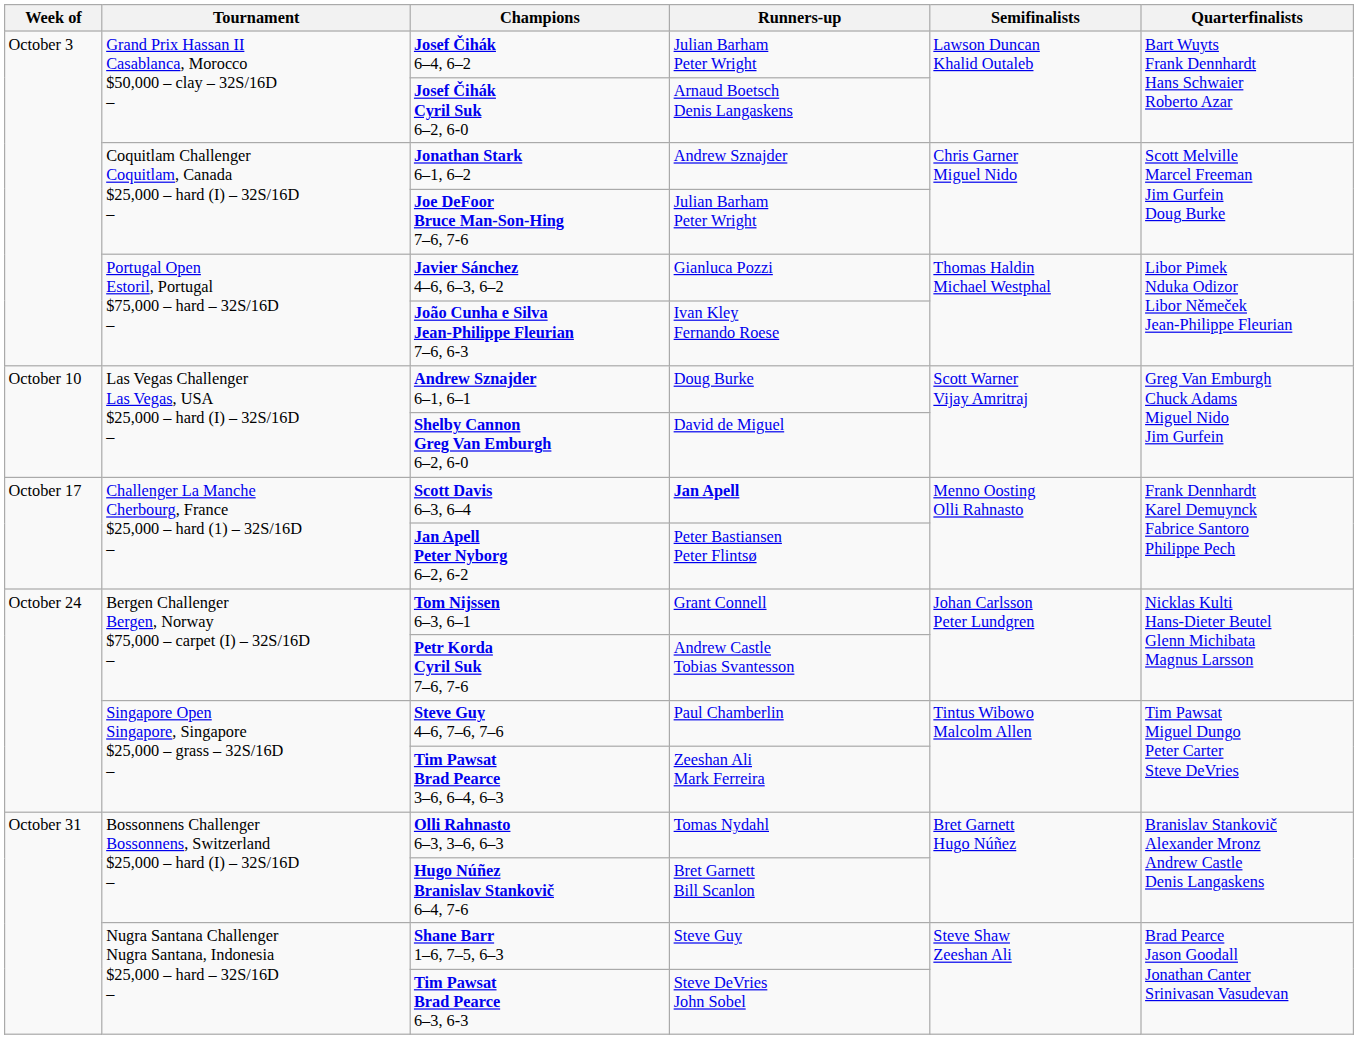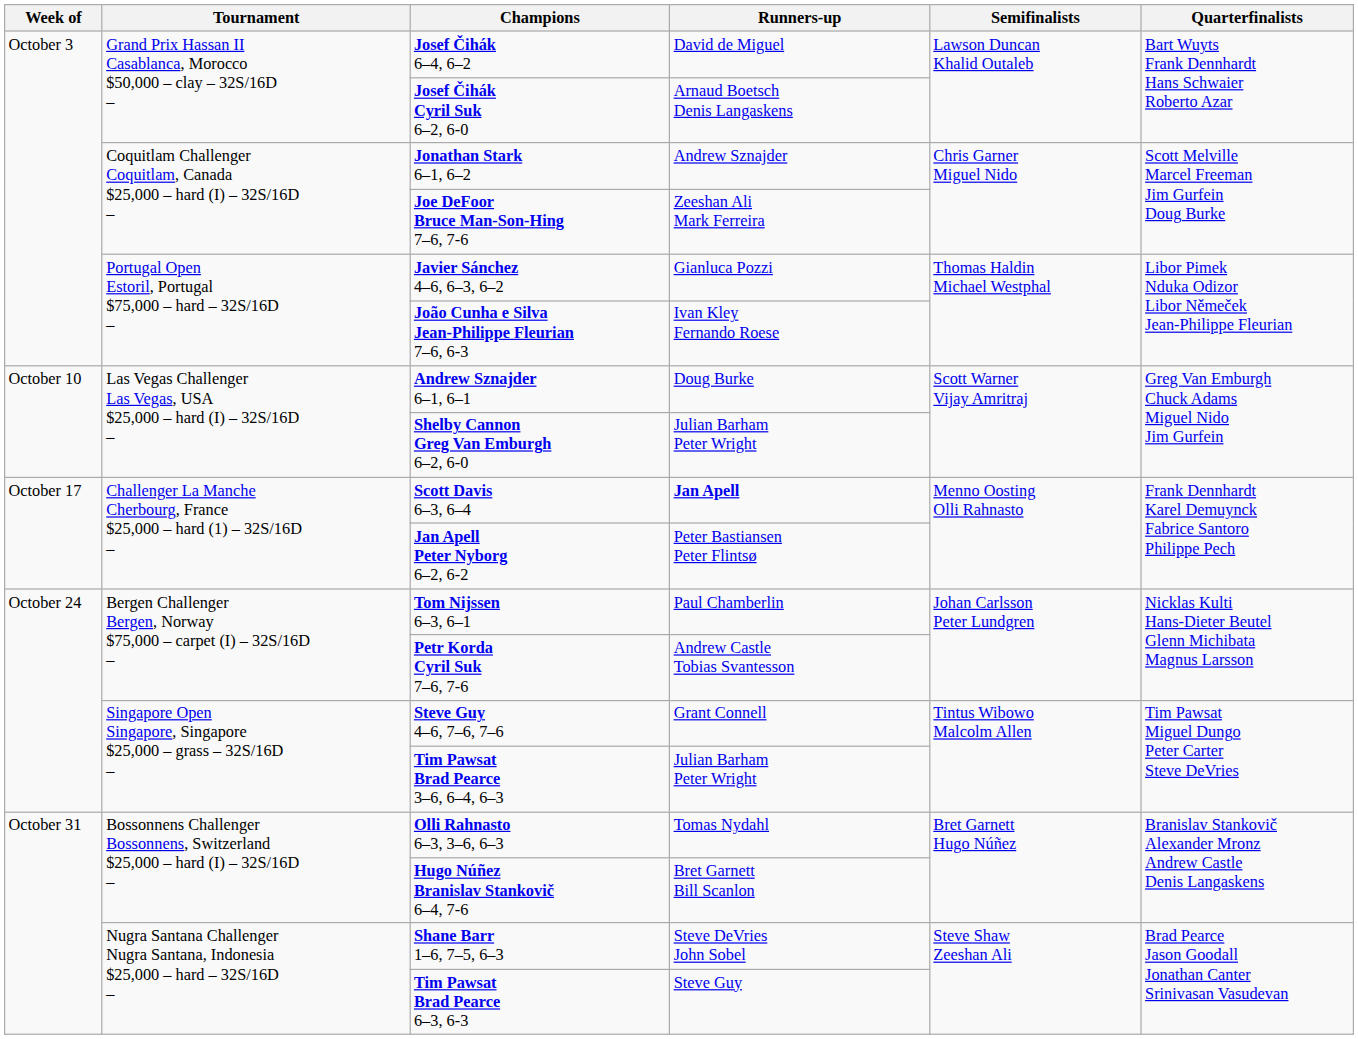(721, 54) Julian Barham Peter Wright -> (729, 44) David de Miguel
(721, 211) Julian Barham Peter Wright -> (719, 211) Zeeshan Ali Mark Ferreira
(729, 424) David de Miguel -> (721, 434) Julian Barham Peter Wright
(720, 601) Grant Connell -> (729, 601) Paul Chamberlin
(729, 713) Paul Chamberlin -> (720, 713) Grant Connell
(719, 768) Zeeshan Ali Mark Ferreira -> (721, 768) Julian Barham Peter Wright
(708, 936) Steve Guy -> (720, 945) Steve DeVries John Sobel
(720, 991) Steve DeVries John Sobel -> (708, 982) Steve Guy
